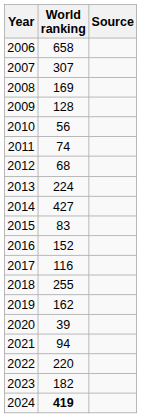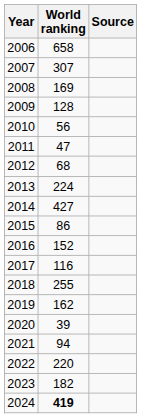(63, 147) 74 -> (63, 147) 47
(63, 226) 83 -> (63, 226) 86
